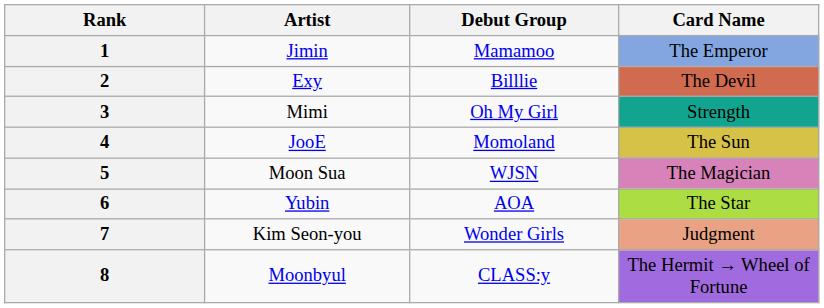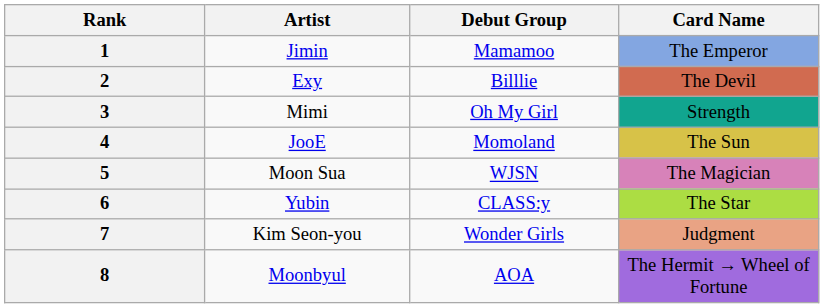(514, 204) AOA -> (514, 204) CLASS:y
(514, 276) CLASS:y -> (514, 276) AOA
